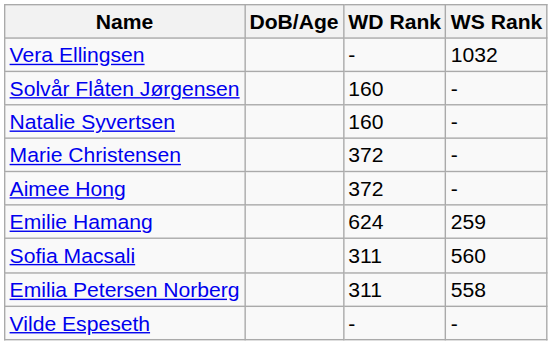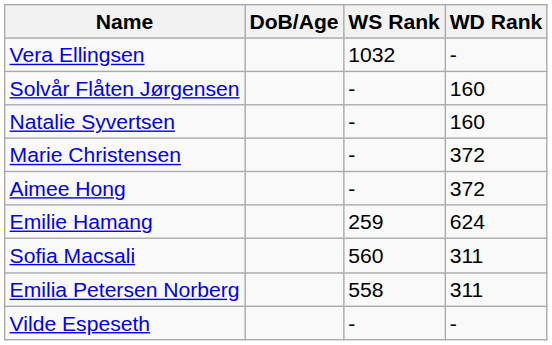columns swapped: (497, 22) <-> (395, 22)
